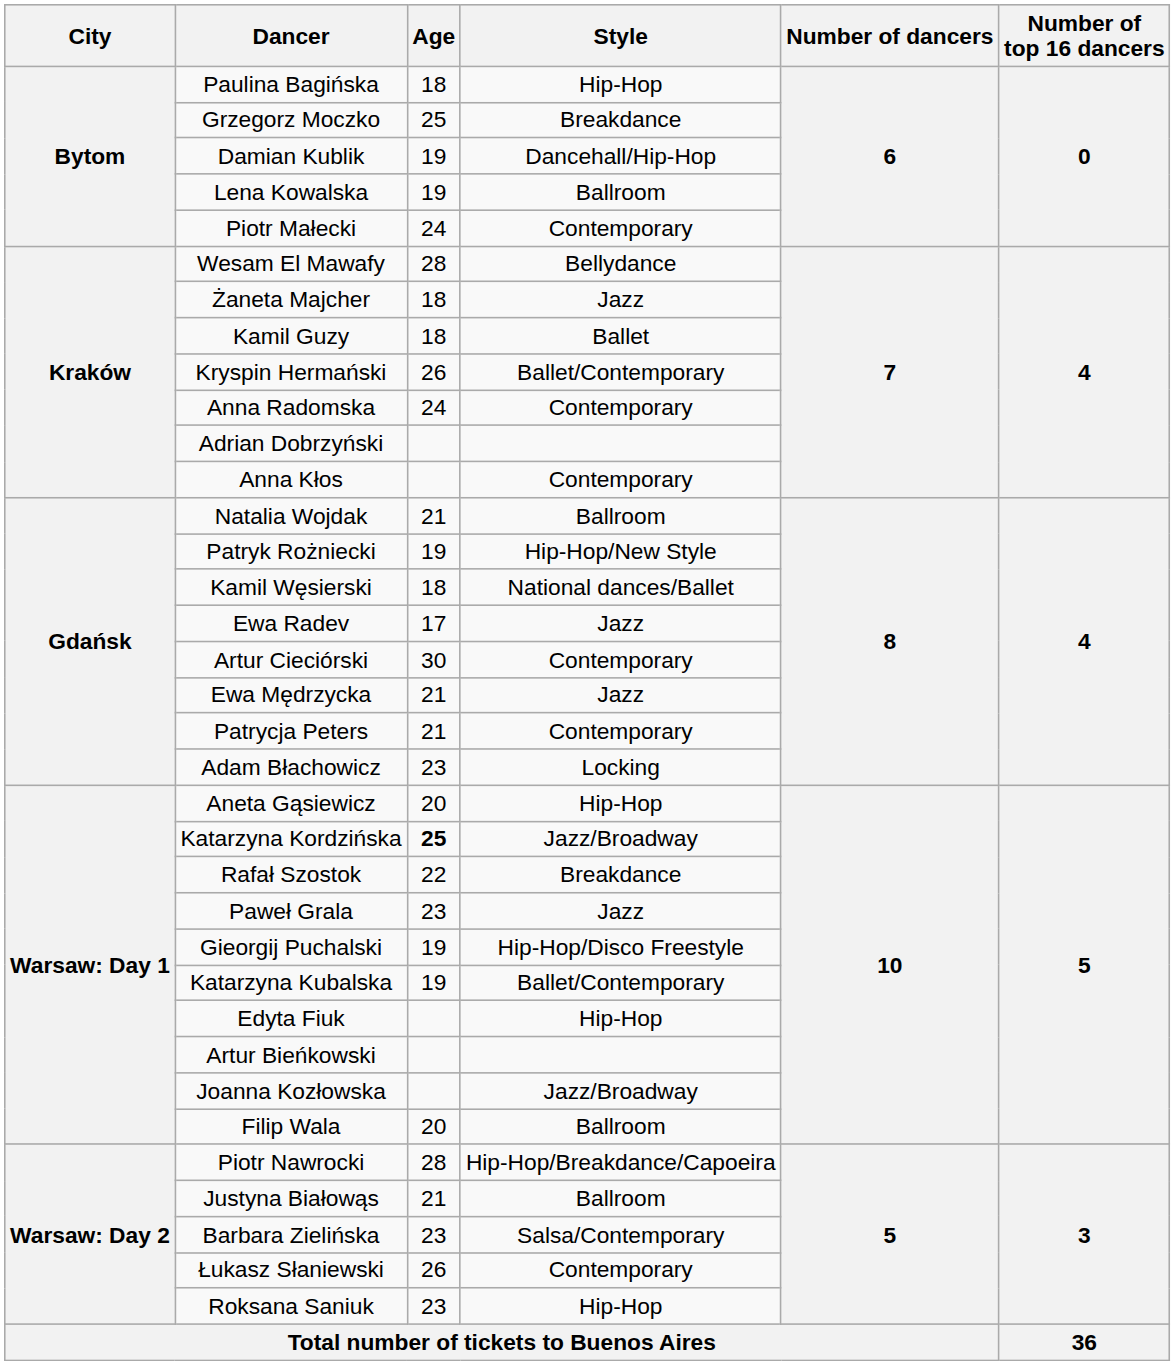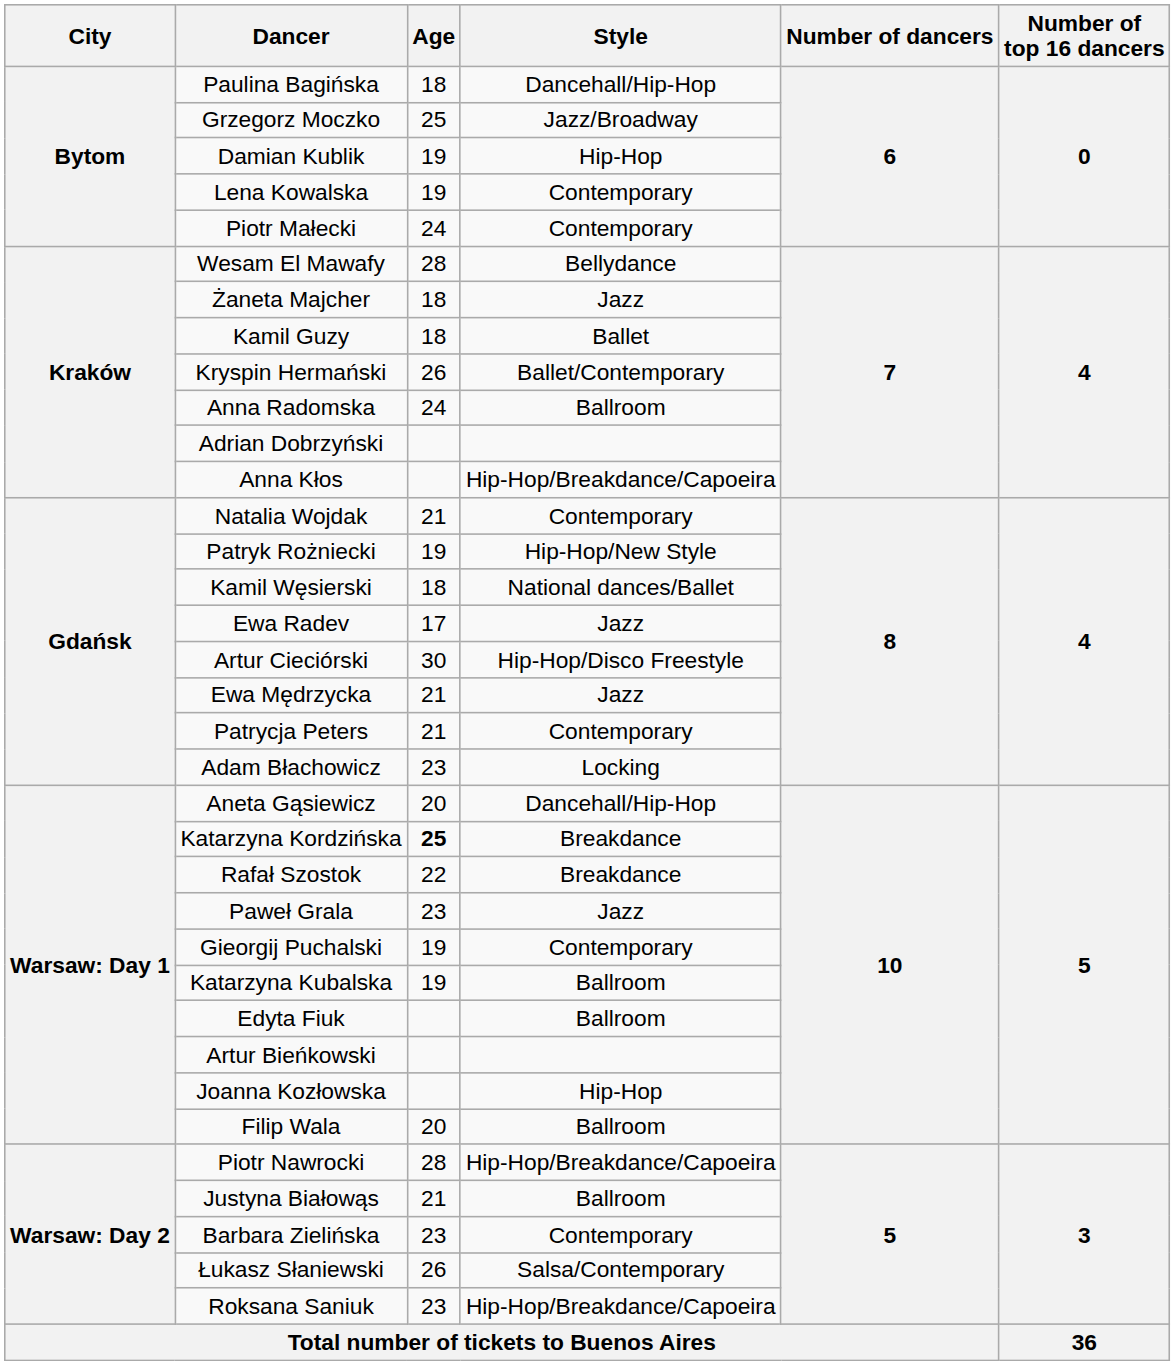(621, 84) Hip-Hop -> (621, 84) Dancehall/Hip-Hop
(621, 120) Breakdance -> (621, 120) Jazz/Broadway
(621, 156) Dancehall/Hip-Hop -> (621, 156) Hip-Hop
(621, 192) Ballroom -> (621, 192) Contemporary
(621, 408) Contemporary -> (621, 408) Ballroom
(621, 480) Contemporary -> (621, 480) Hip-Hop/Breakdance/Capoeira
(621, 516) Ballroom -> (621, 516) Contemporary
(621, 659) Contemporary -> (621, 659) Hip-Hop/Disco Freestyle
(621, 803) Hip-Hop -> (621, 803) Dancehall/Hip-Hop
(621, 839) Jazz/Broadway -> (621, 839) Breakdance
(621, 947) Hip-Hop/Disco Freestyle -> (621, 947) Contemporary
(621, 983) Ballet/Contemporary -> (621, 983) Ballroom
(621, 1019) Hip-Hop -> (621, 1019) Ballroom
(621, 1091) Jazz/Broadway -> (621, 1091) Hip-Hop
(621, 1235) Salsa/Contemporary -> (621, 1235) Contemporary
(621, 1271) Contemporary -> (621, 1271) Salsa/Contemporary
(621, 1307) Hip-Hop -> (621, 1307) Hip-Hop/Breakdance/Capoeira
